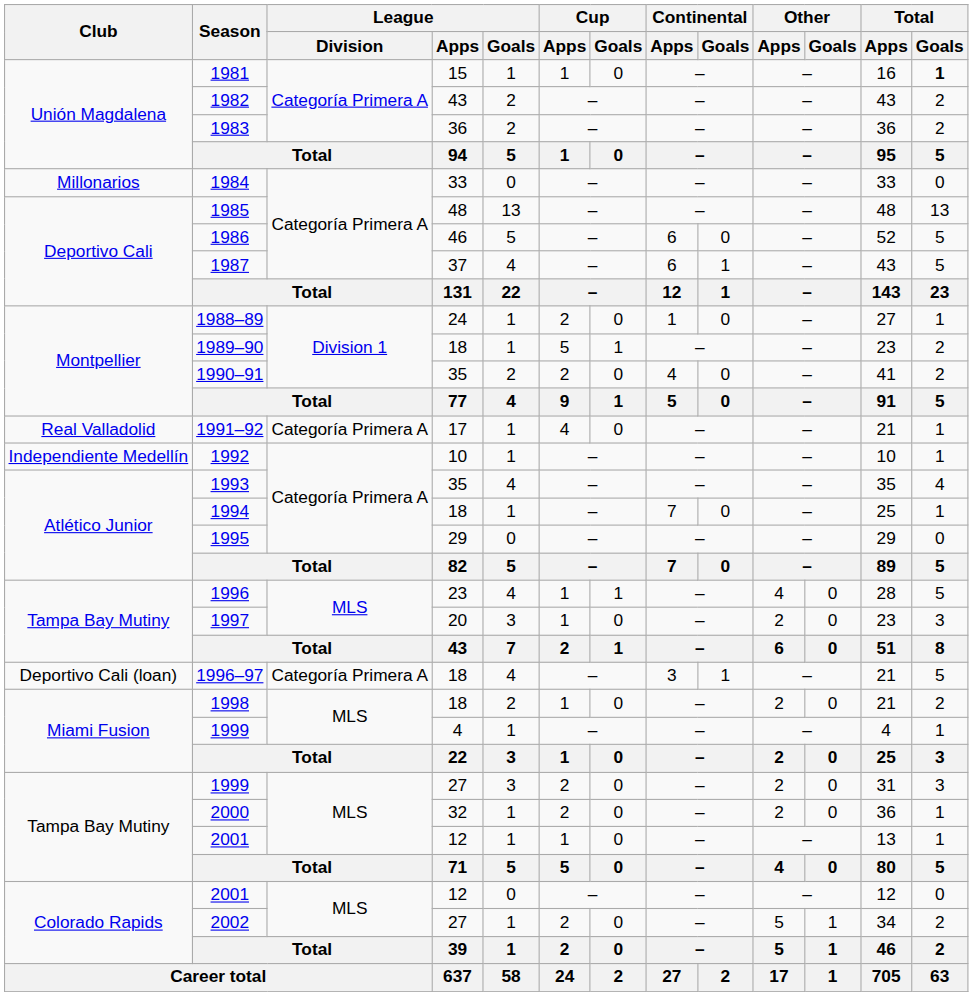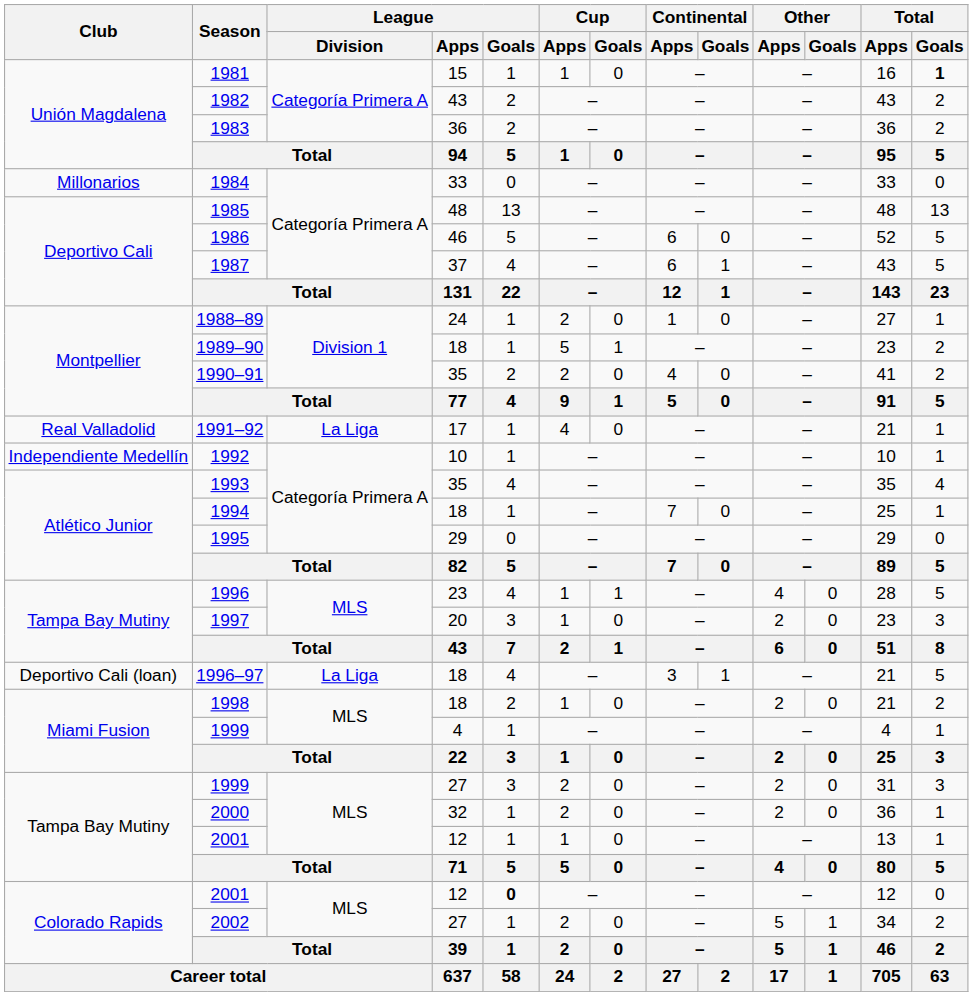(350, 429) Categoría Primera A -> (350, 429) La Liga
(350, 675) Categoría Primera A -> (350, 675) La Liga
(511, 895) normal -> (511, 895) bold
